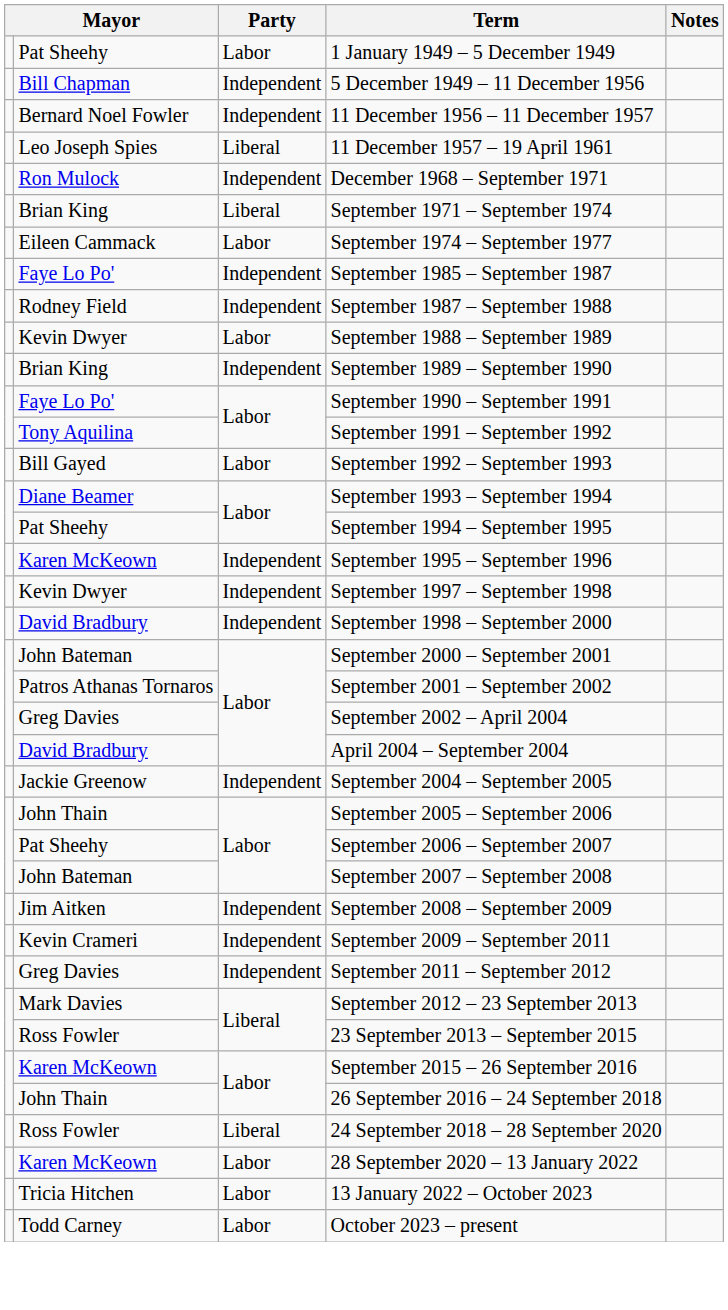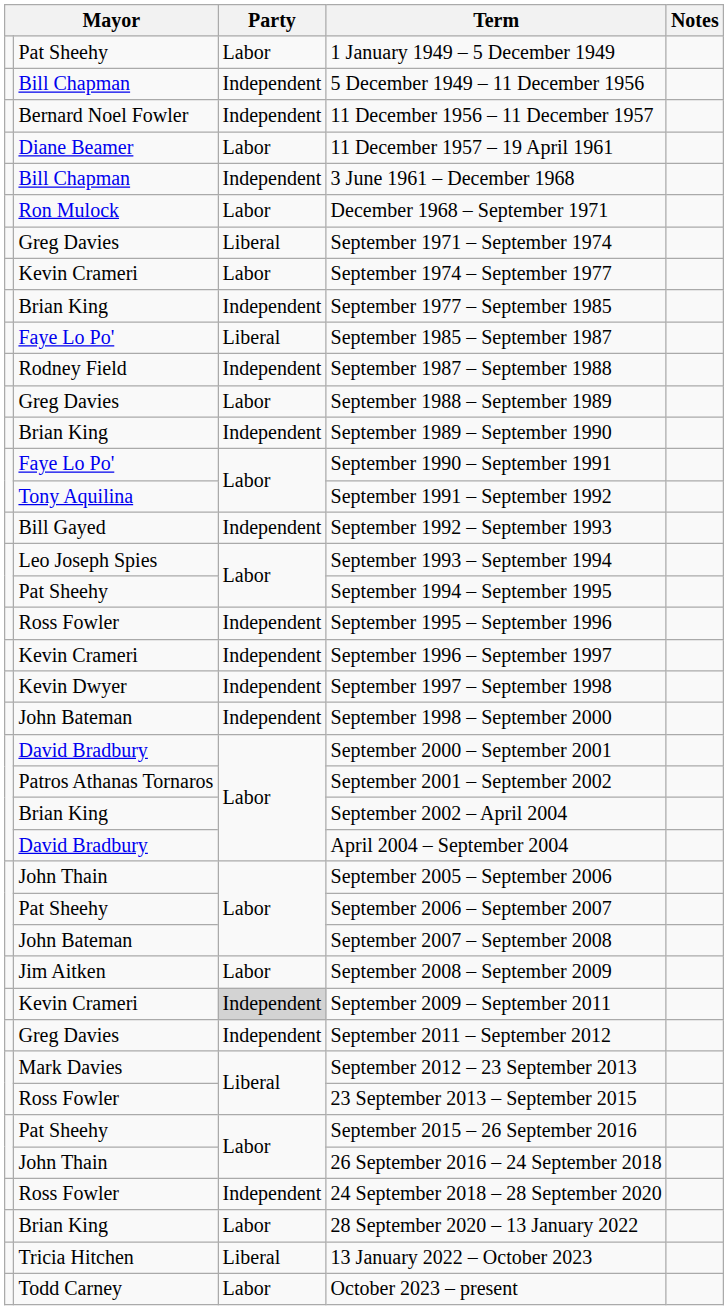(88, 147) Leo Joseph Spies -> (76, 147) Diane Beamer
(251, 147) Liberal -> (246, 147) Labor
+ row: (453, 178)
(272, 178) Independent -> (246, 210) Labor
(63, 210) Brian King -> (69, 242) Greg Davies
(87, 242) Eileen Cammack -> (78, 274) Kevin Crameri
+ row: (471, 305)
(272, 274) Independent -> (251, 337) Liberal
(73, 337) Kevin Dwyer -> (69, 400) Greg Davies
(246, 464) Labor -> (272, 527) Independent
(76, 496) Diane Beamer -> (88, 559) Leo Joseph Spies
(88, 559) Karen McKeown -> (69, 623) Ross Fowler
+ row: (471, 654)
(83, 623) David Bradbury -> (75, 718) John Bateman
(75, 654) John Bateman -> (83, 749) David Bradbury
(69, 718) Greg Davies -> (63, 813) Brian King
- row: (471, 781)
(272, 908) Independent -> (246, 971) Labor
(272, 940) no background -> (272, 1003) lightgrey background
(88, 1067) Karen McKeown -> (63, 1130) Pat Sheehy
(251, 1130) Liberal -> (272, 1193) Independent
(88, 1162) Karen McKeown -> (63, 1225) Brian King
(246, 1193) Labor -> (251, 1257) Liberal
